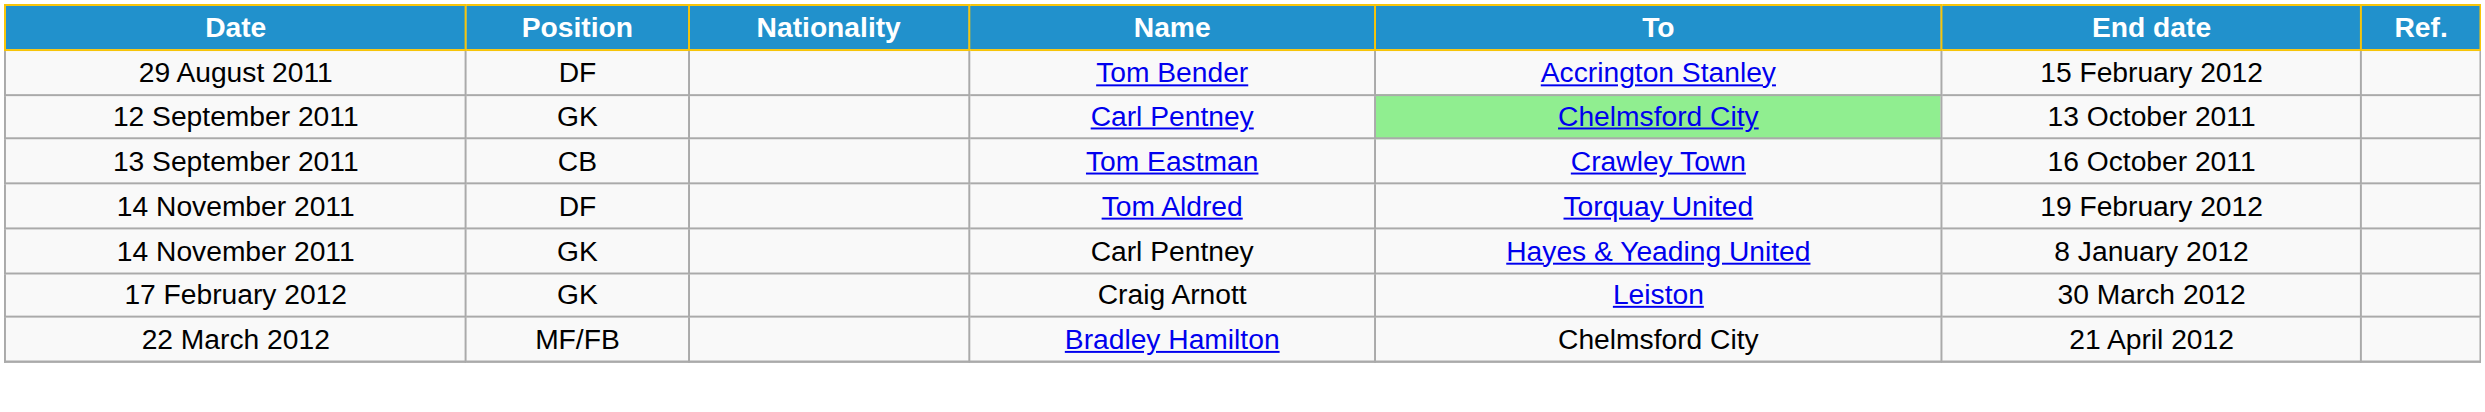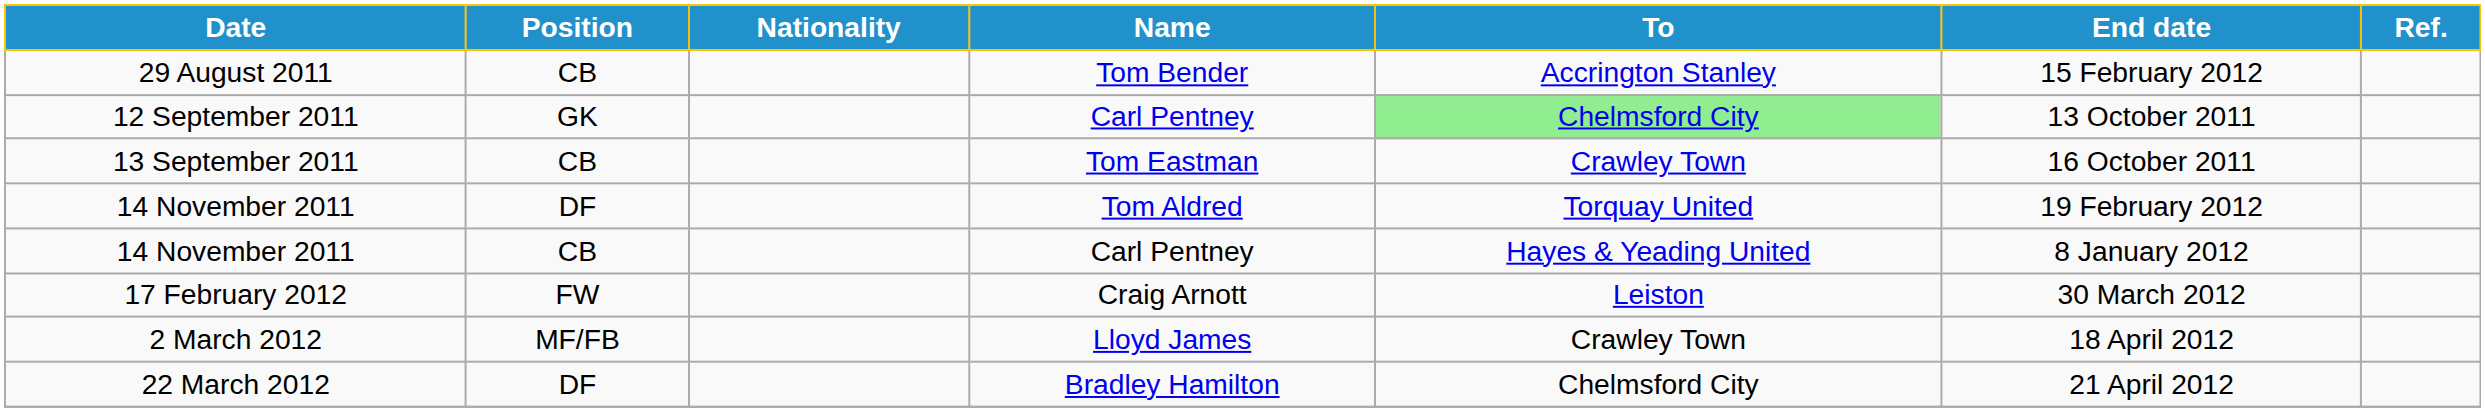(577, 72) DF -> (577, 72) CB
(577, 251) GK -> (577, 251) CB
(577, 295) GK -> (577, 295) FW
+ row: (236, 340)
(577, 340) MF/FB -> (577, 384) DF
